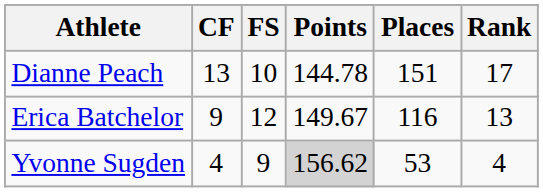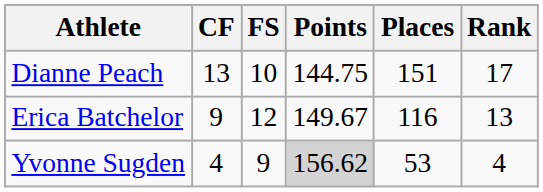(330, 72) 144.78 -> (330, 72) 144.75
